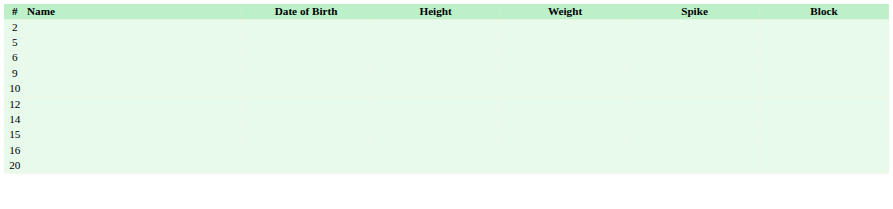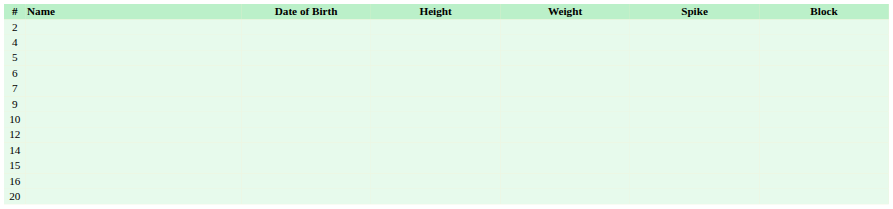+ row: (15, 42)
+ row: (15, 88)
